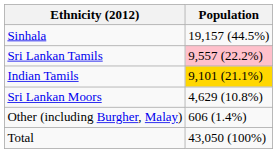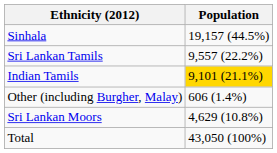(226, 55) pink background -> (226, 55) no background
rows swapped: (55, 96) <-> (95, 117)
